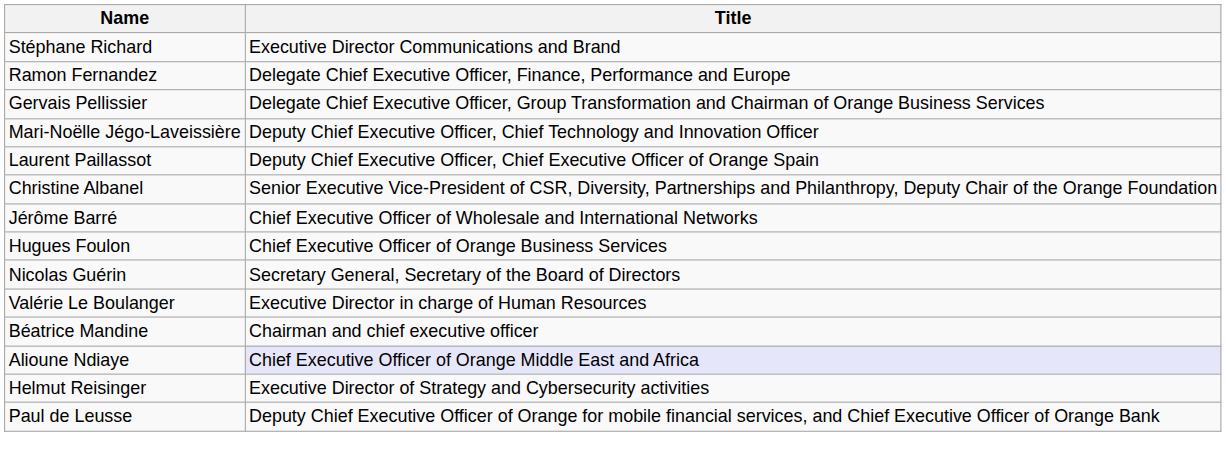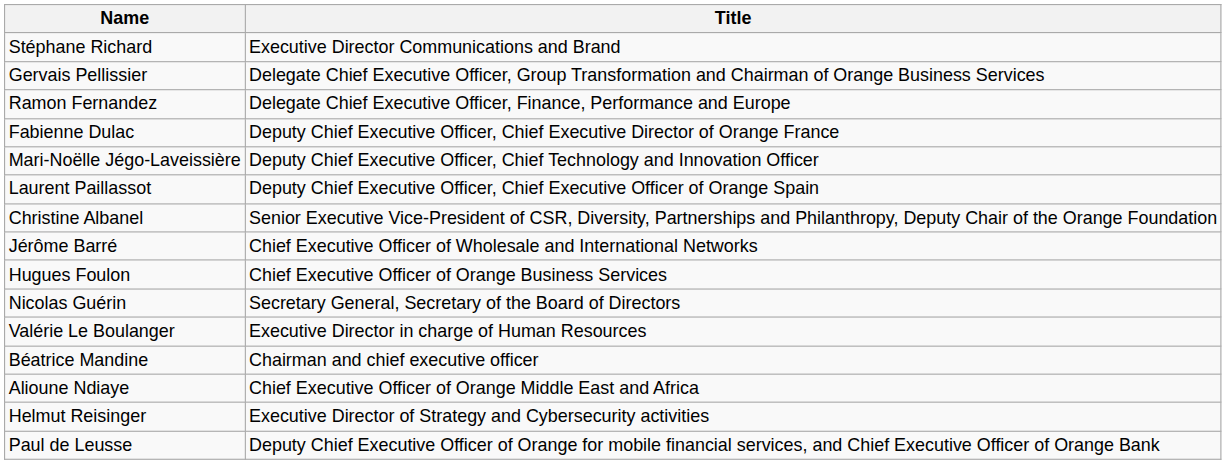rows swapped: (83, 75) <-> (78, 103)
+ row: (71, 132)
(474, 359) lavender background -> (474, 388) no background
